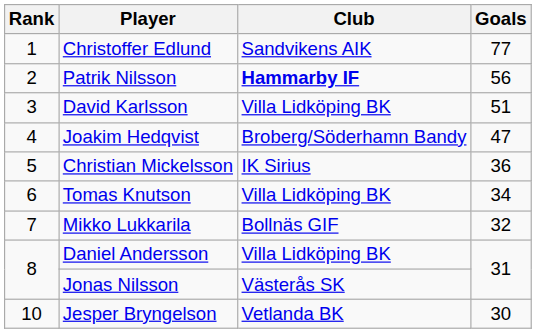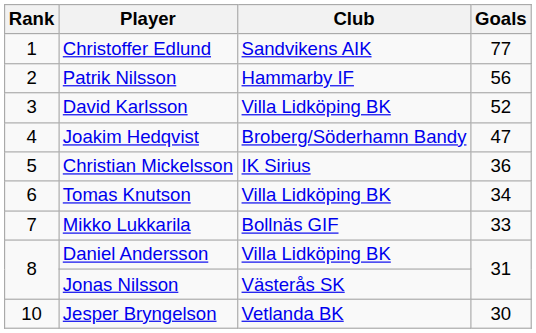(300, 78) bold -> (298, 78) normal
(501, 107) 51 -> (501, 107) 52
(501, 225) 32 -> (501, 225) 33
